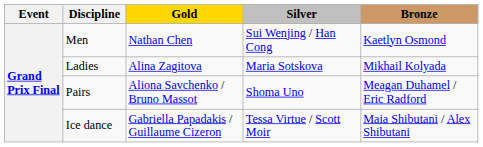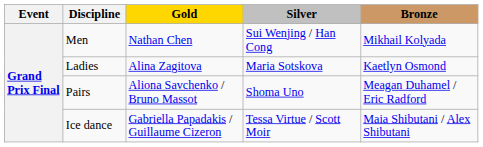(405, 40) Kaetlyn Osmond -> (405, 40) Mikhail Kolyada
(405, 66) Mikhail Kolyada -> (405, 66) Kaetlyn Osmond
